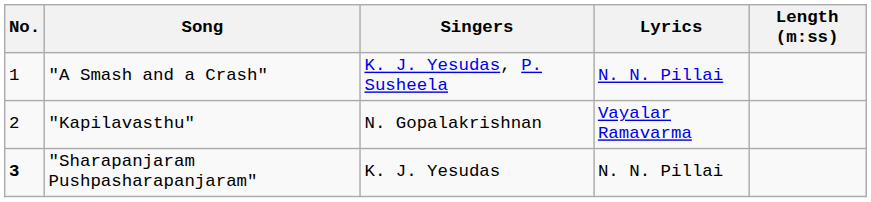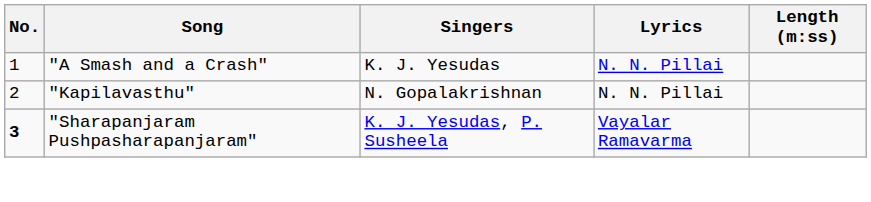(453, 77) K. J. Yesudas, P. Susheela -> (432, 67) K. J. Yesudas
(645, 125) Vayalar Ramavarma -> (661, 95) N. N. Pillai
(432, 173) K. J. Yesudas -> (453, 133) K. J. Yesudas, P. Susheela
(661, 173) N. N. Pillai -> (645, 133) Vayalar Ramavarma
